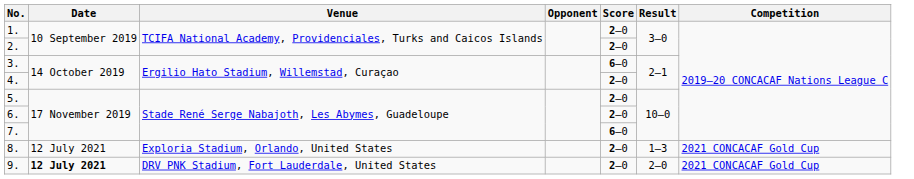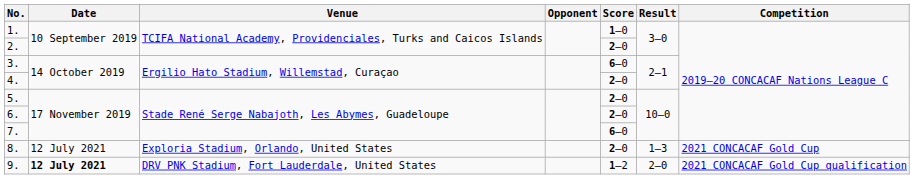(618, 30) 2–0 -> (618, 30) 1–0
(618, 165) 2–0 -> (618, 165) 1–2
(750, 165) 2021 CONCACAF Gold Cup -> (794, 165) 2021 CONCACAF Gold Cup qualification
